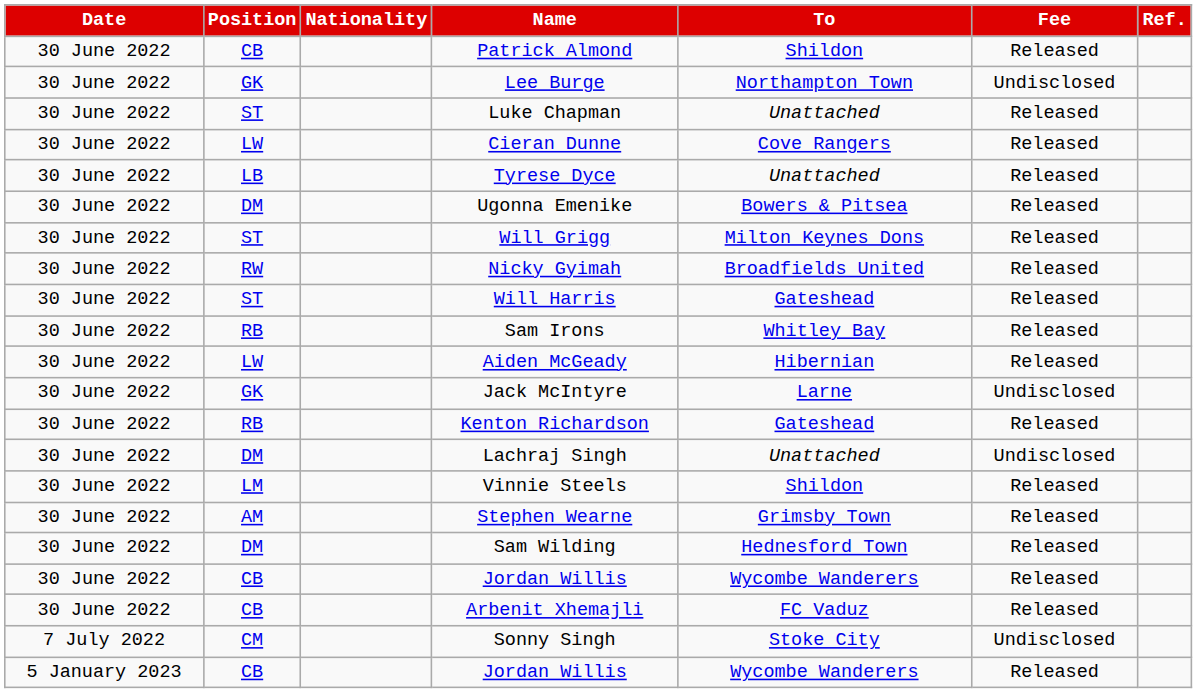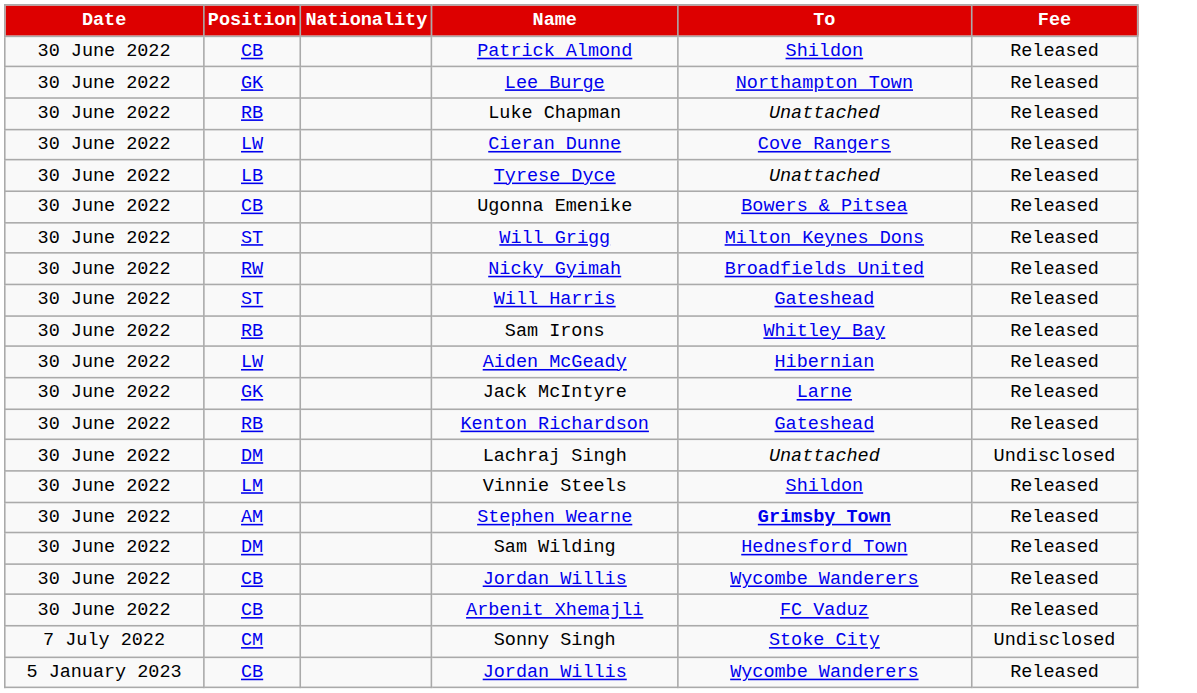- column: (1165, 20)
(1055, 82) Undisclosed -> (1054, 82) Released
(252, 113) ST -> (252, 113) RB
(252, 206) DM -> (252, 206) CB
(1055, 393) Undisclosed -> (1054, 393) Released
(824, 517) normal -> (824, 517) bold
